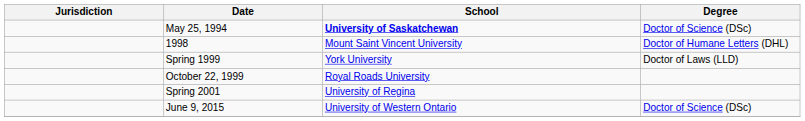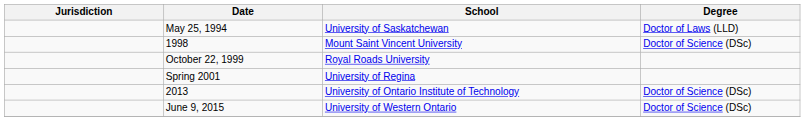(392, 28) bold -> (387, 28) normal
(697, 28) Doctor of Science (DSc) -> (691, 28) Doctor of Laws (LLD)
(716, 44) Doctor of Humane Letters (DHL) -> (697, 44) Doctor of Science (DSc)
- row: (193, 60)
+ row: (177, 92)
